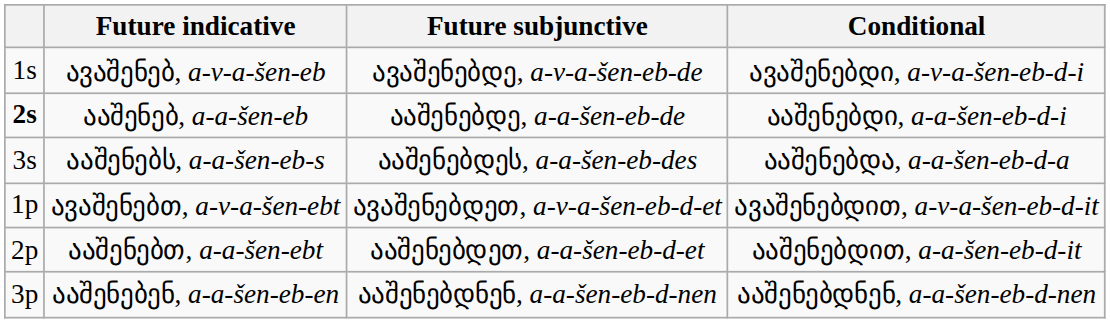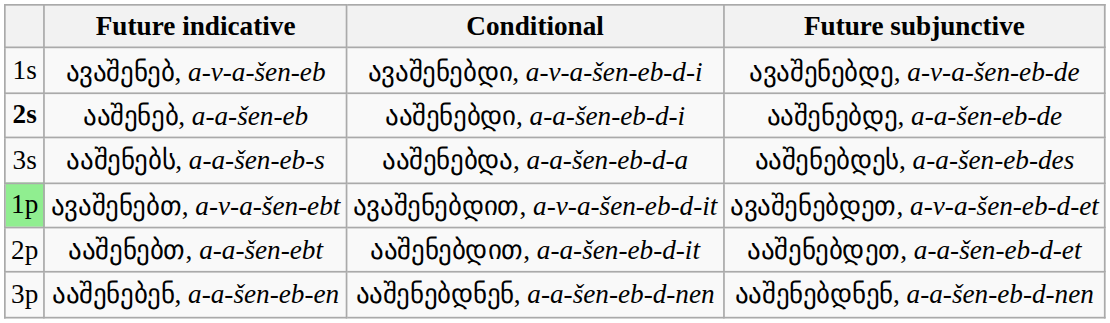columns swapped: (917, 26) <-> (537, 26)
(25, 204) no background -> (25, 204) lightgreen background
